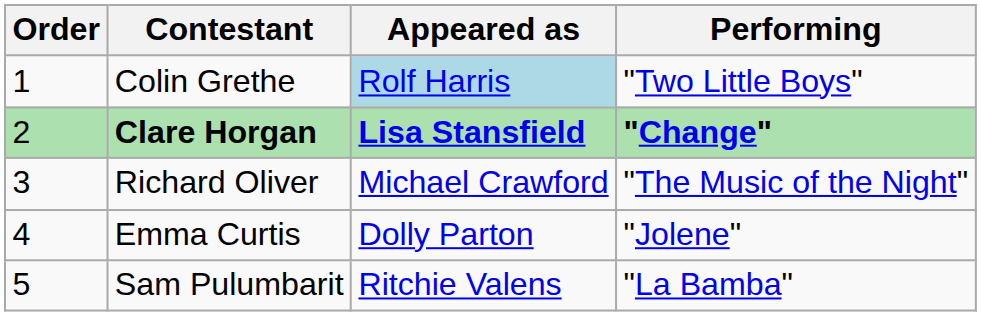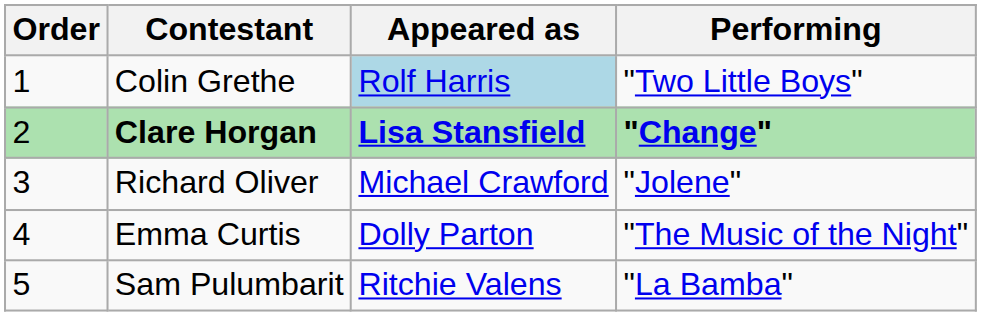(796, 183) "The Music of the Night" -> (682, 183) "Jolene"
(682, 234) "Jolene" -> (796, 234) "The Music of the Night"
